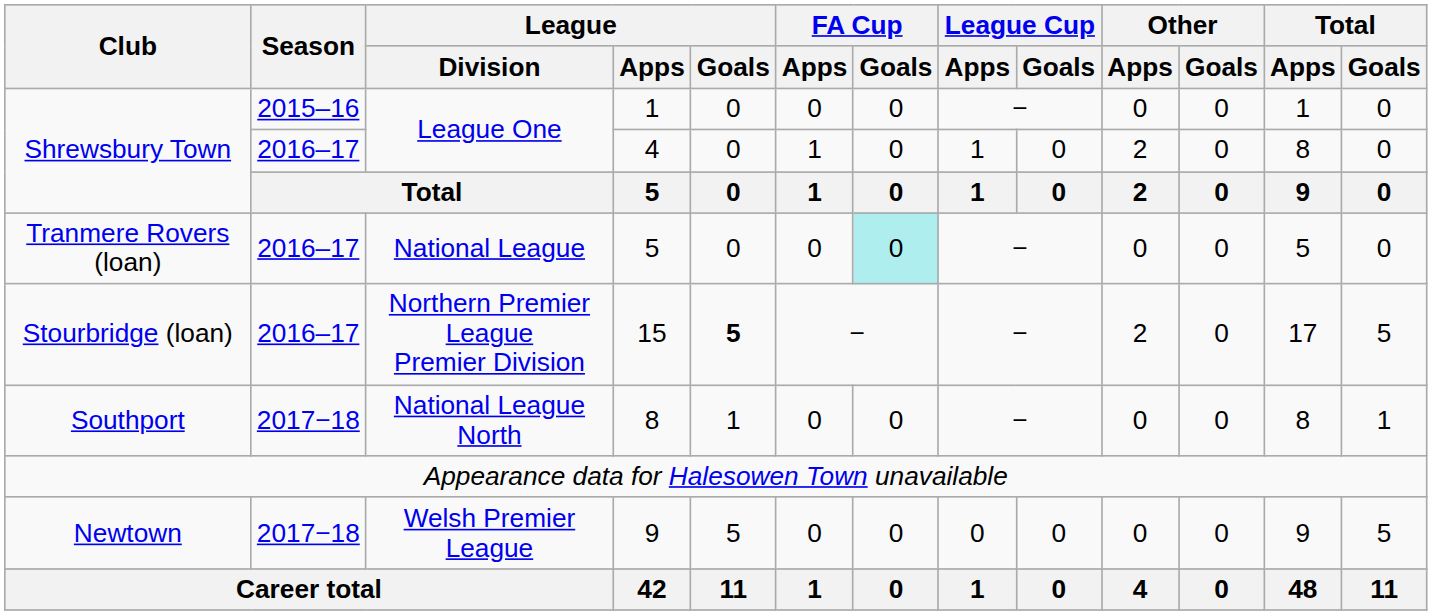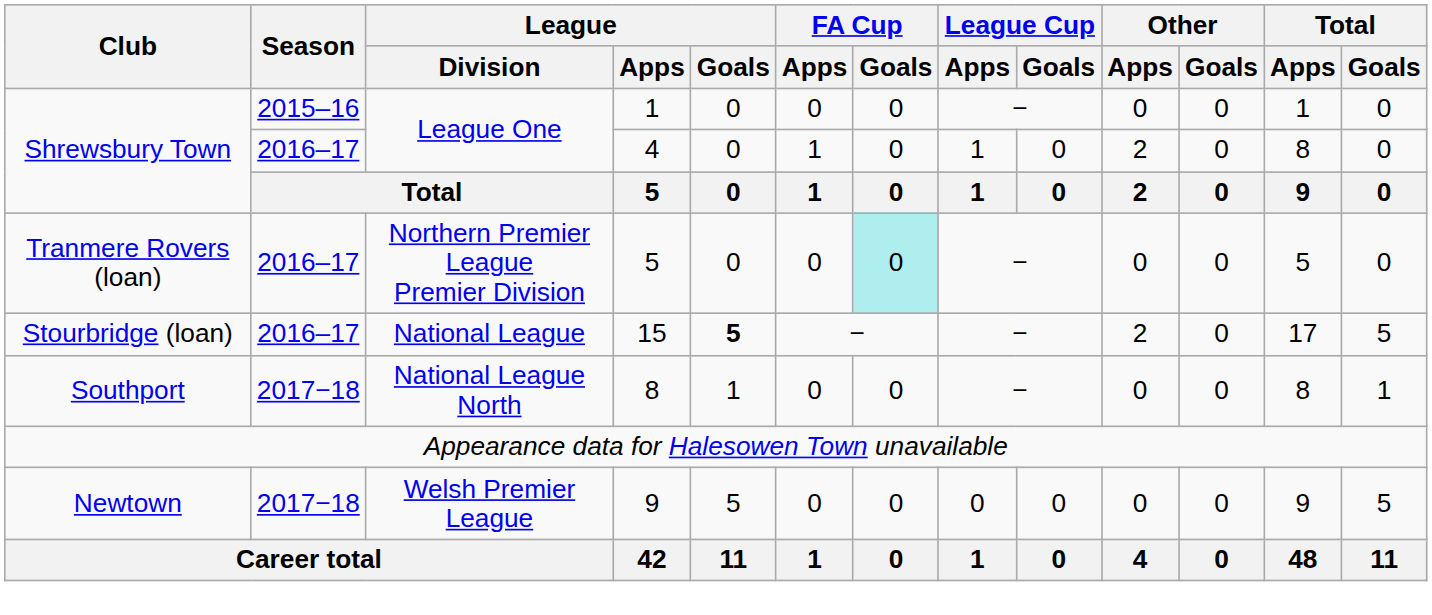(489, 248) National League -> (489, 262) Northern Premier League Premier Division
(489, 334) Northern Premier League Premier Division -> (489, 334) National League
